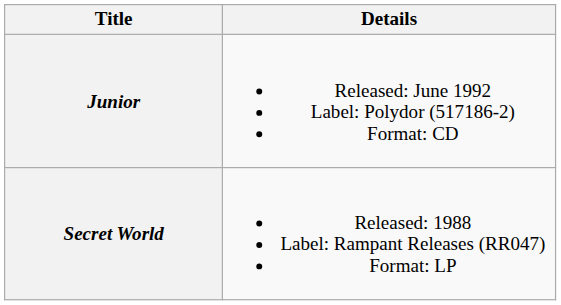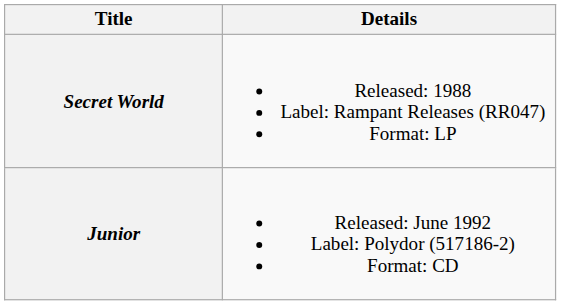rows swapped: (114, 233) <-> (114, 100)
